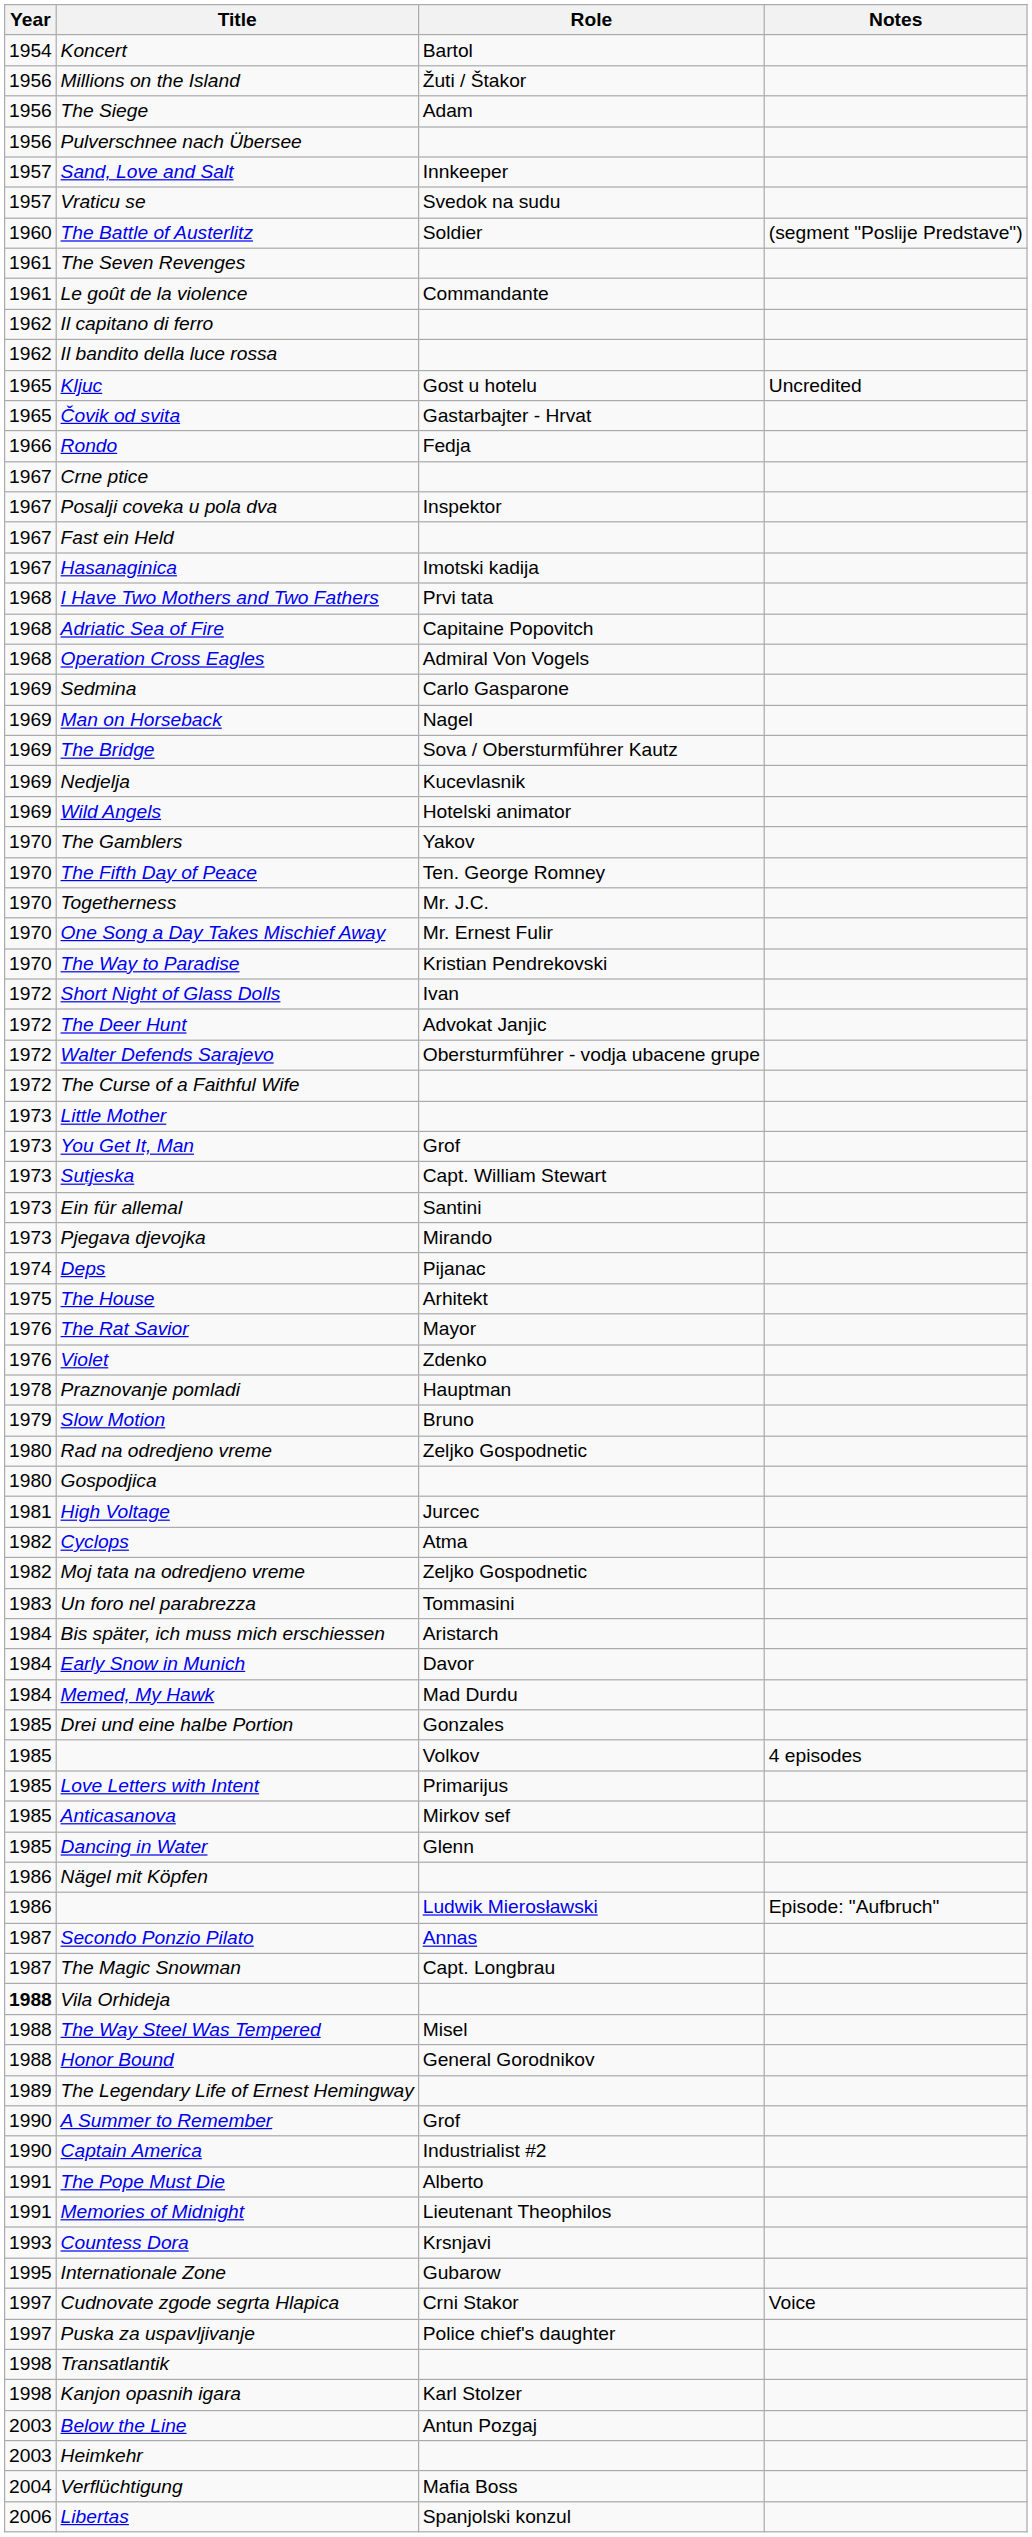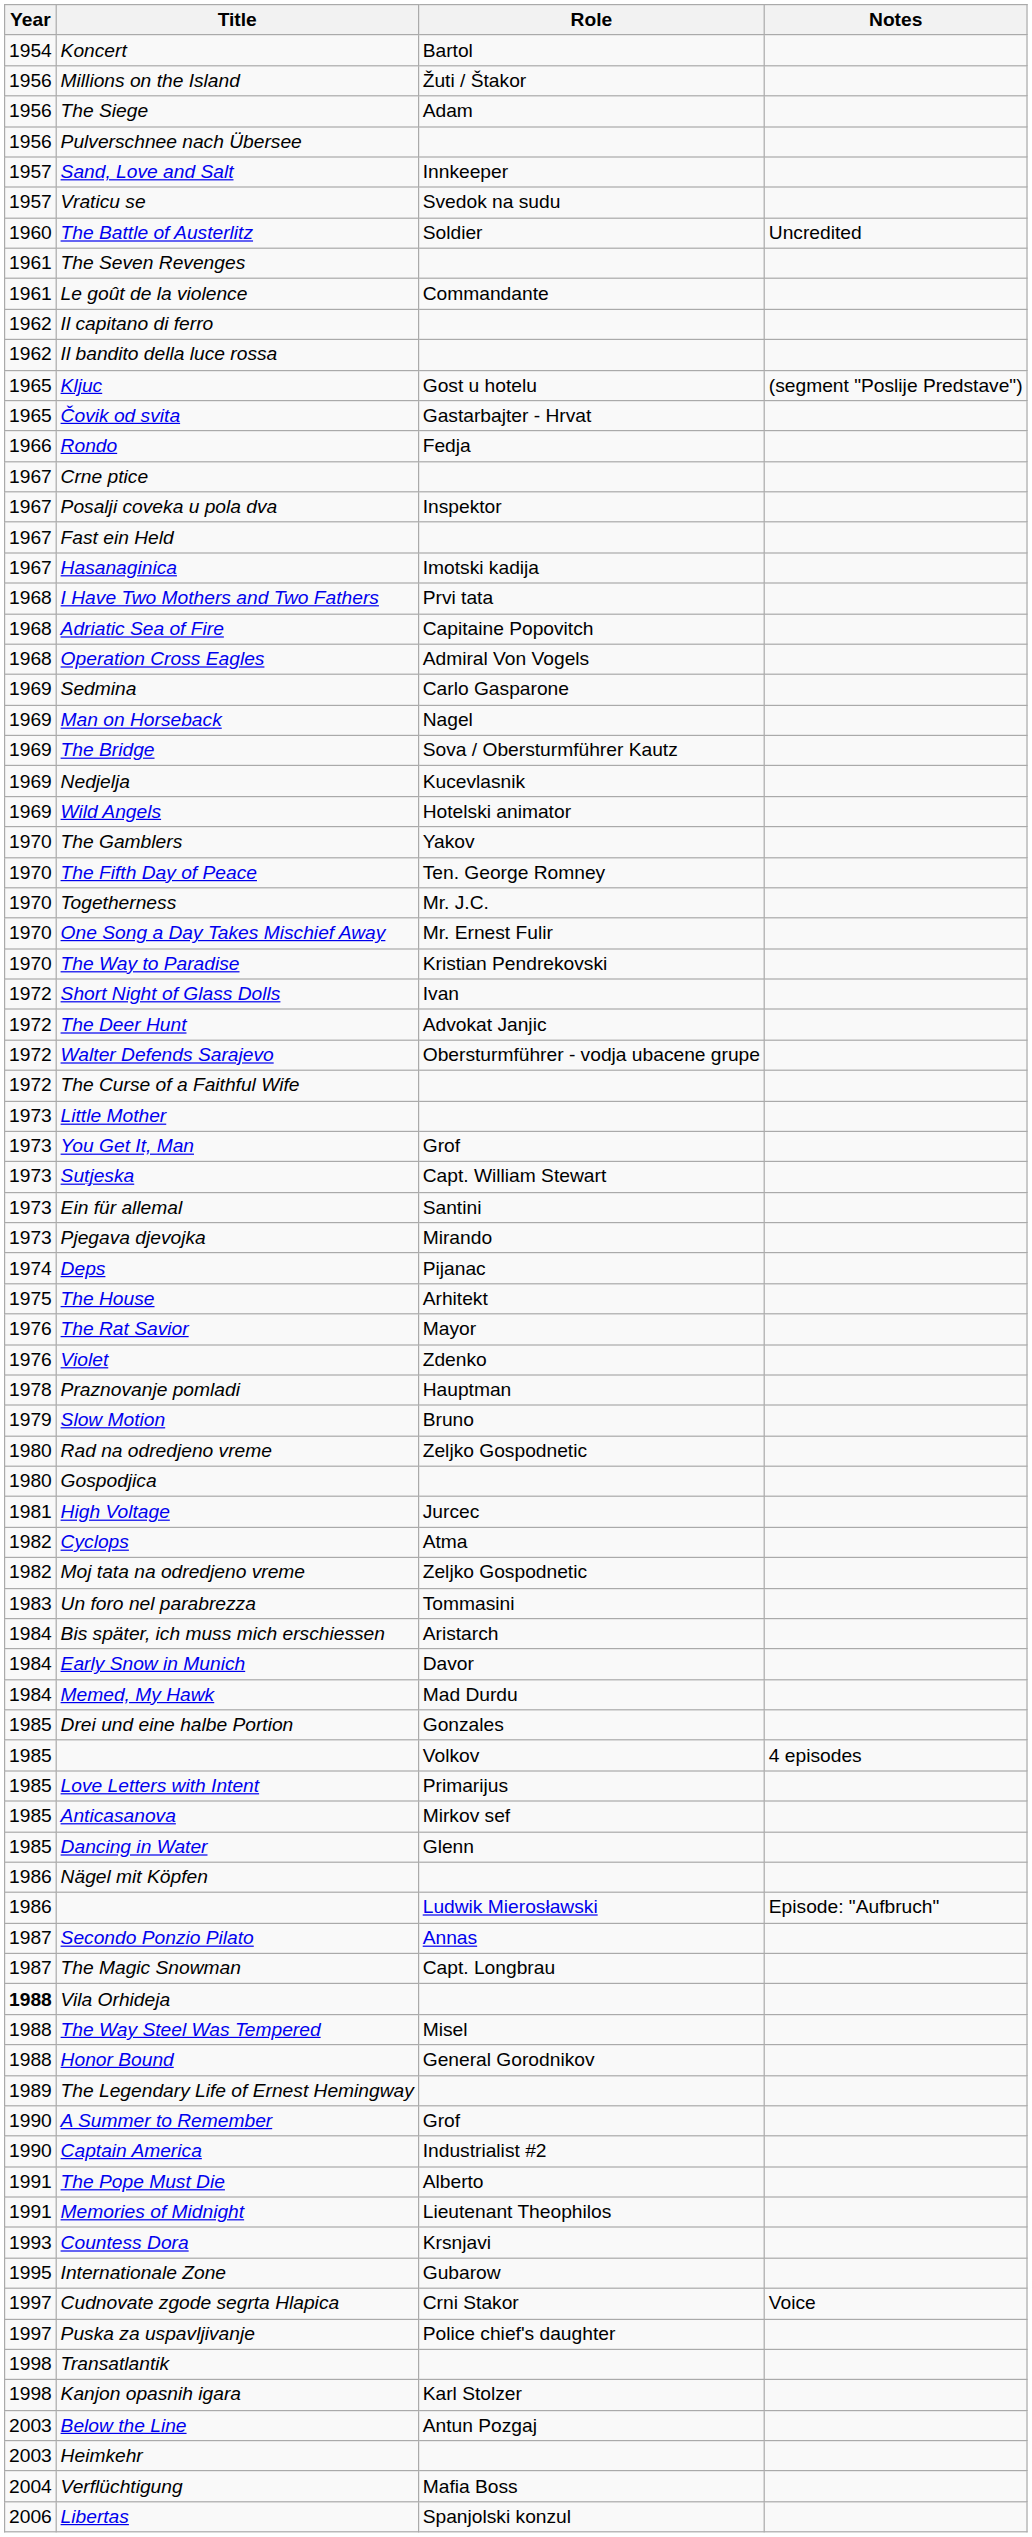(896, 232) (segment "Poslije Predstave") -> (815, 232) Uncredited
(815, 385) Uncredited -> (896, 385) (segment "Poslije Predstave")
